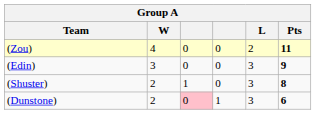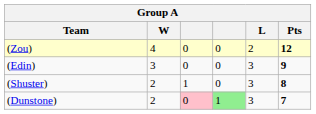(286, 48) 11 -> (286, 48) 12
(218, 100) no background -> (218, 100) lightgreen background
(283, 100) 6 -> (283, 100) 7
